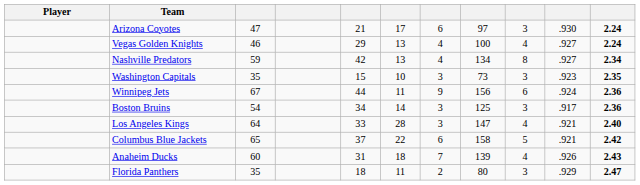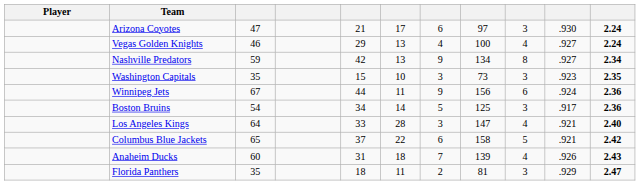(440, 60) 4 -> (440, 60) 9
(440, 108) 3 -> (440, 108) 5
(483, 172) 80 -> (483, 172) 81
